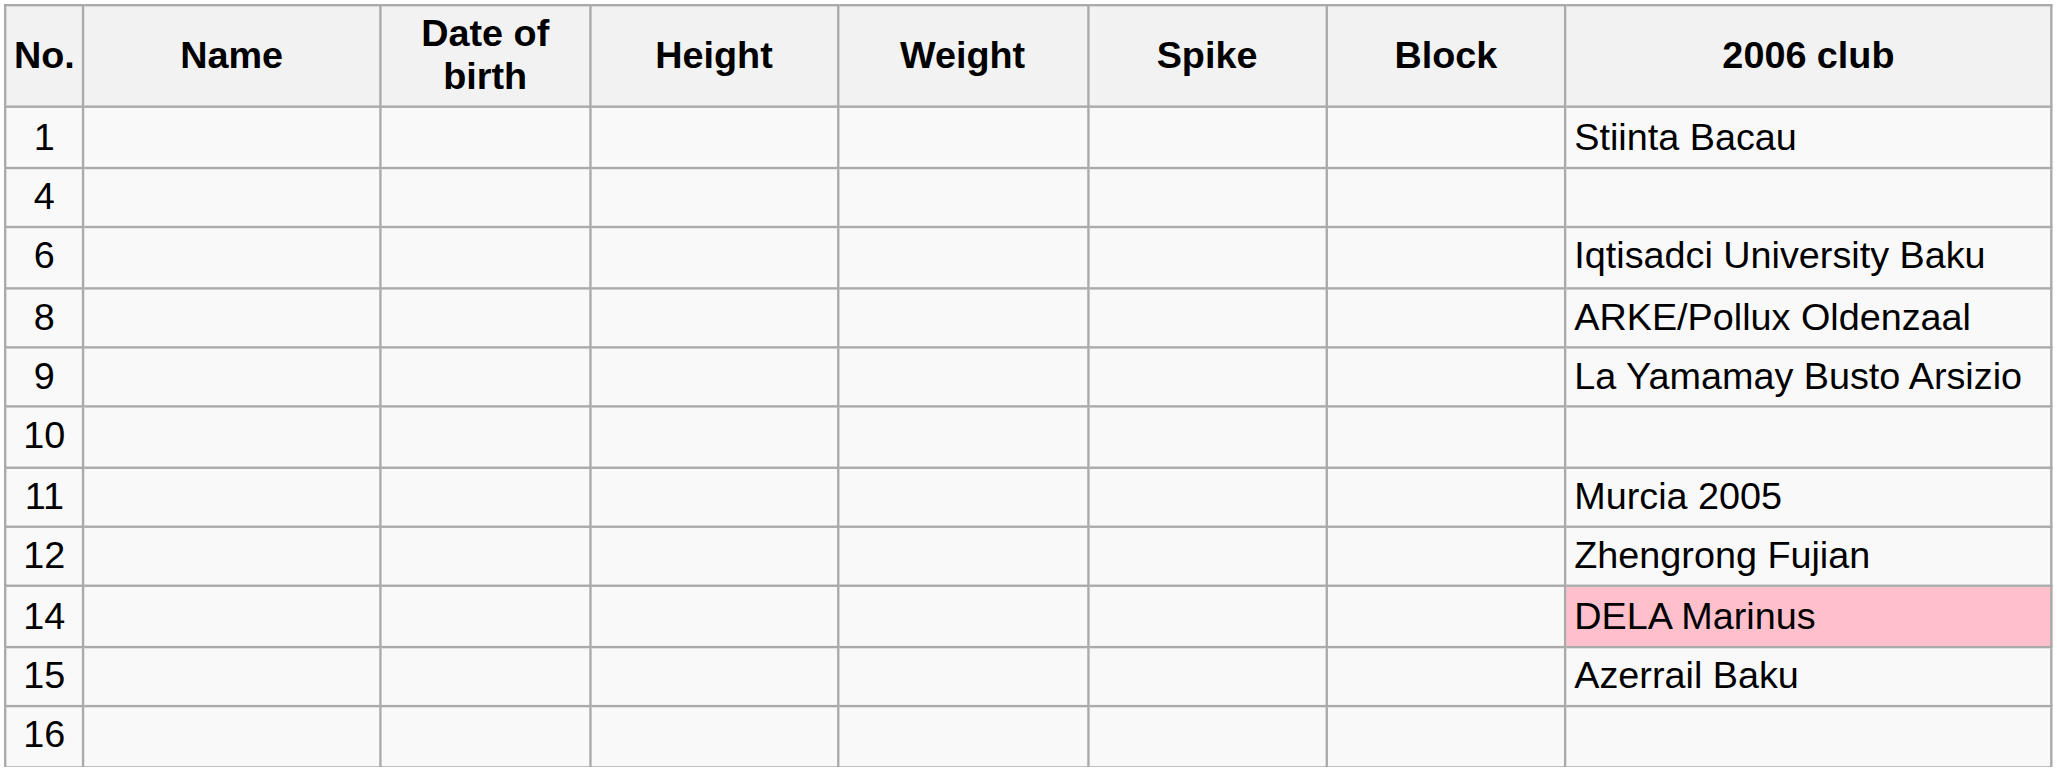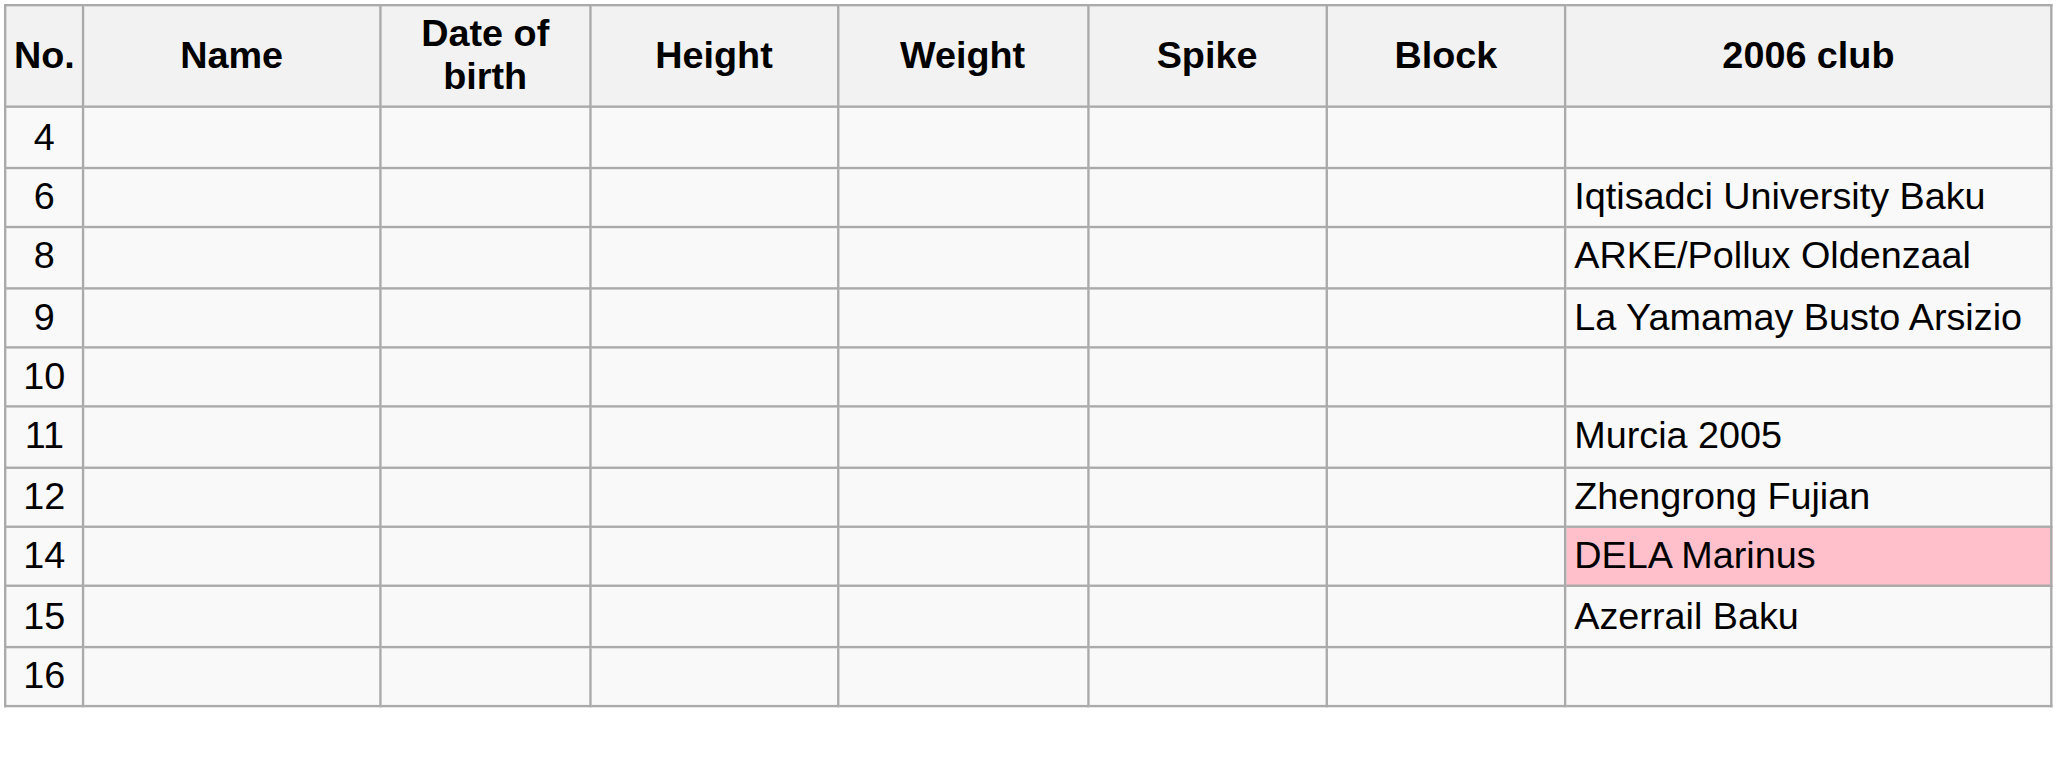- row: (44, 136)
